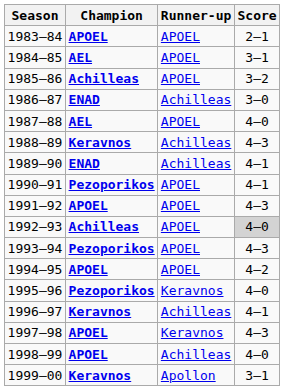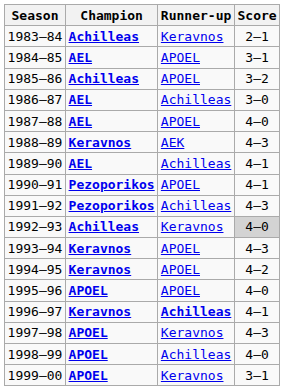(88, 36) APOEL -> (104, 36) Achilleas
(180, 36) APOEL -> (192, 36) Keravnos
(84, 100) ENAD -> (80, 100) AEL
(196, 142) Achilleas -> (173, 142) AEK
(84, 163) ENAD -> (80, 163) AEL
(88, 206) APOEL -> (112, 206) Pezoporikos
(180, 206) APOEL -> (196, 206) Achilleas
(180, 227) APOEL -> (192, 227) Keravnos
(112, 248) Pezoporikos -> (100, 248) Keravnos
(88, 269) APOEL -> (100, 269) Keravnos
(112, 291) Pezoporikos -> (88, 291) APOEL
(192, 291) Keravnos -> (180, 291) APOEL
(196, 312) normal -> (196, 312) bold
(100, 375) Keravnos -> (88, 375) APOEL
(188, 375) Apollon -> (192, 375) Keravnos
